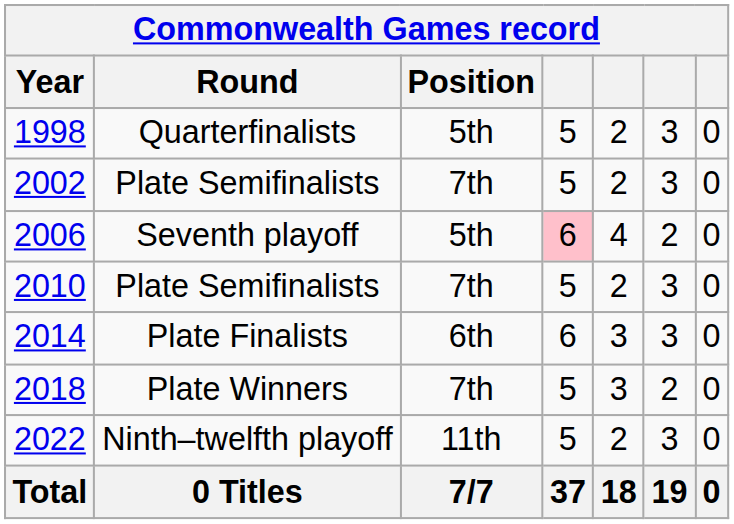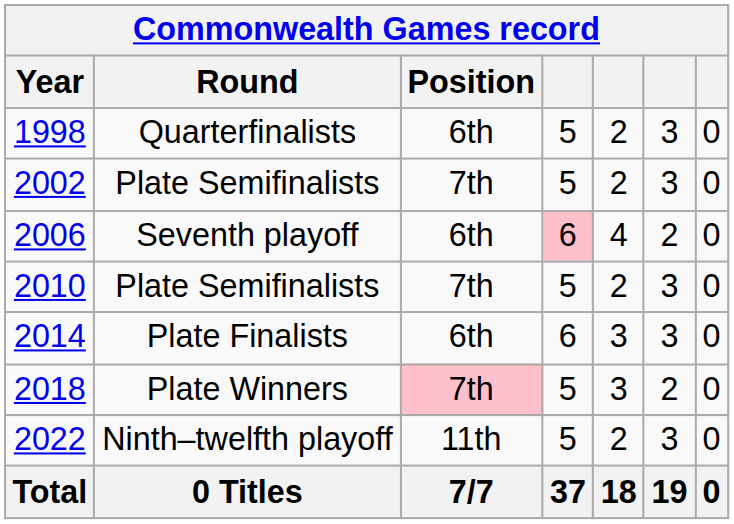(471, 132) 5th -> (471, 132) 6th
(471, 235) 5th -> (471, 235) 6th
(471, 388) no background -> (471, 388) pink background
